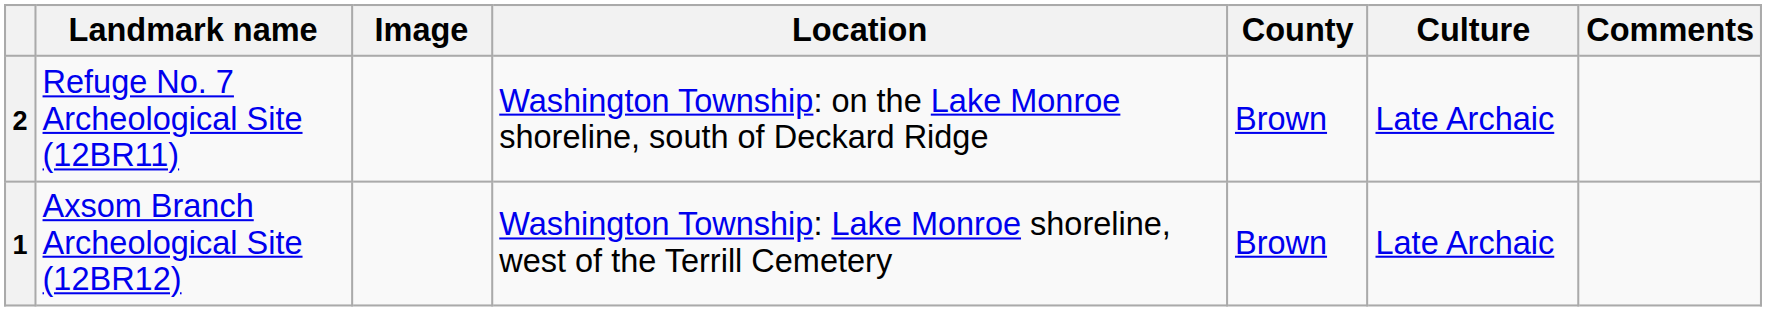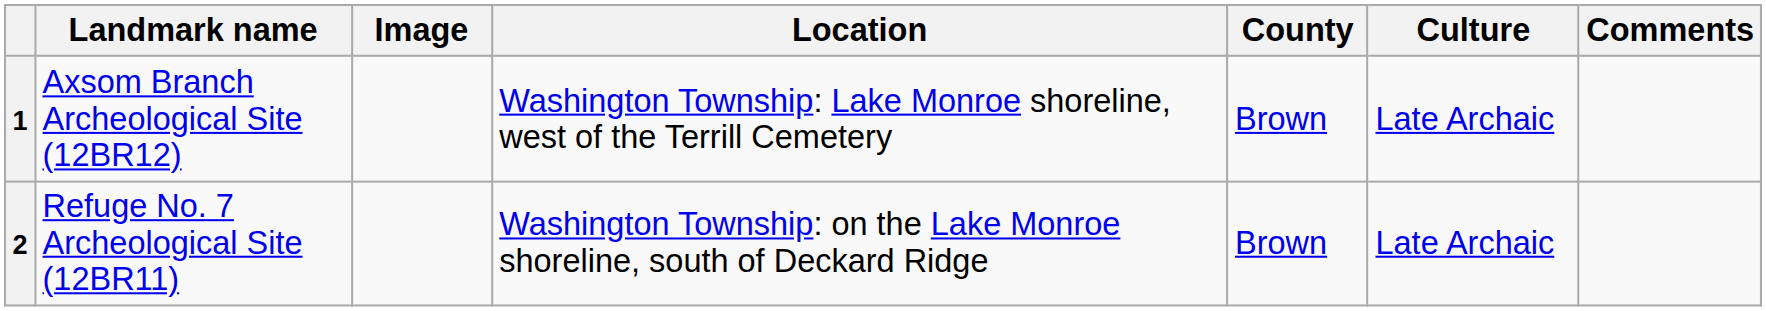rows swapped: (20, 244) <-> (20, 120)
